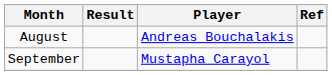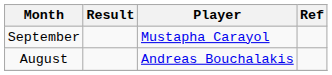rows swapped: (44, 37) <-> (44, 59)
